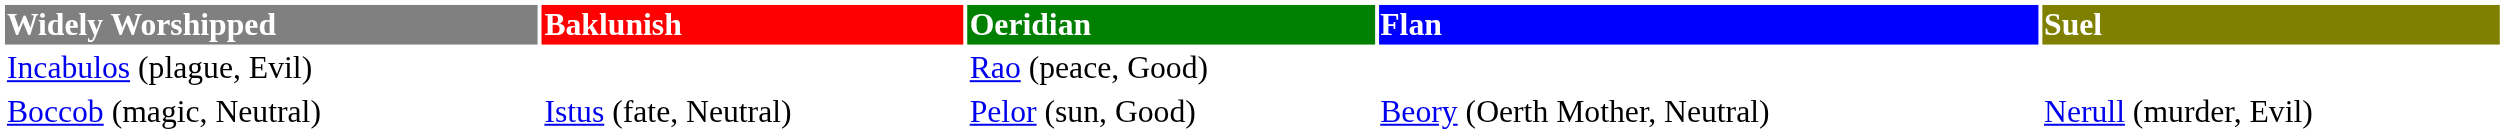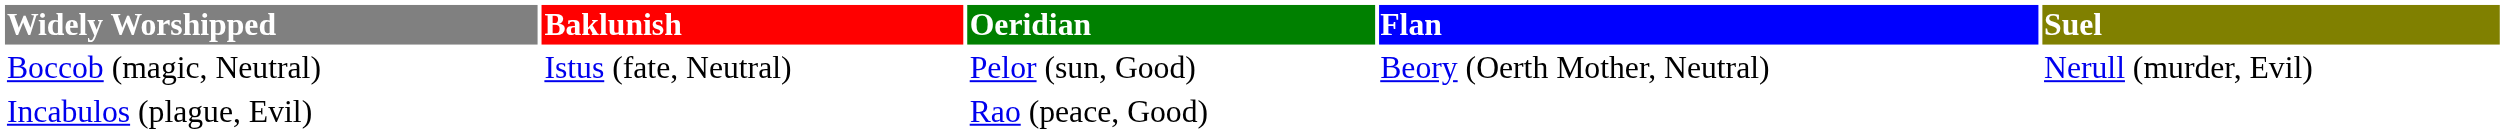rows swapped: (164, 111) <-> (160, 67)
